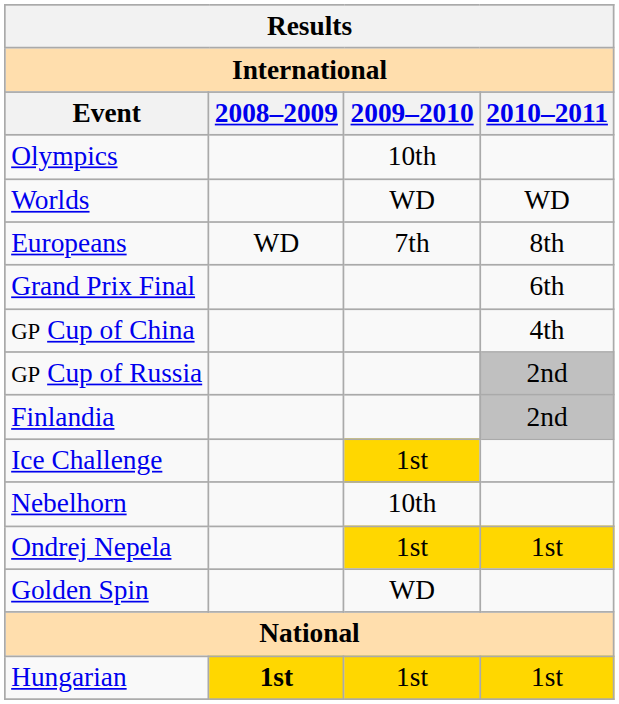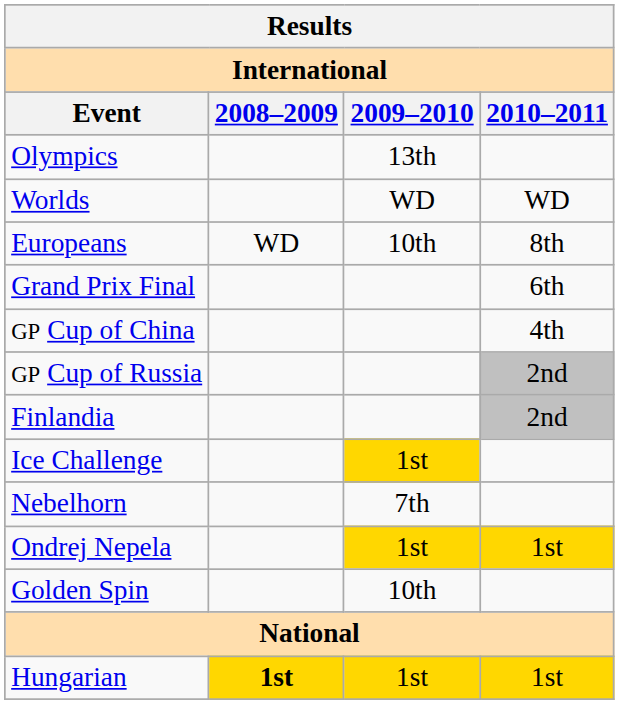(412, 156) 10th -> (412, 156) 13th
(412, 243) 7th -> (412, 243) 10th
(412, 503) 10th -> (412, 503) 7th
(412, 590) WD -> (412, 590) 10th
